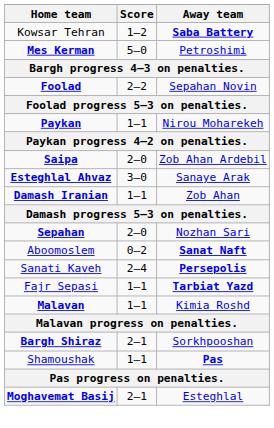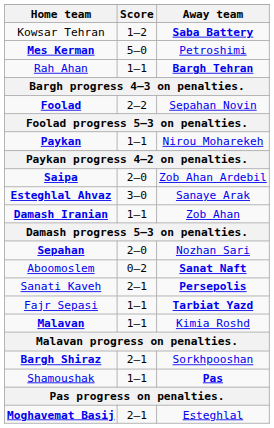+ row: (61, 68)
(137, 269) 2–4 -> (137, 287) 2–1
